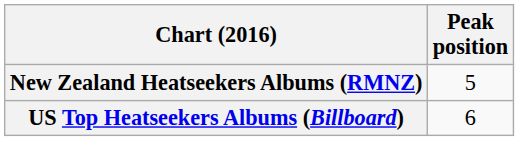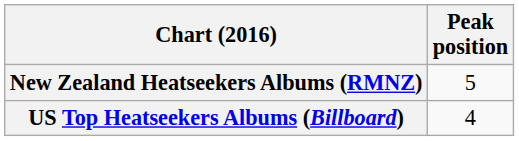(470, 117) 6 -> (470, 117) 4
